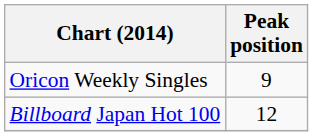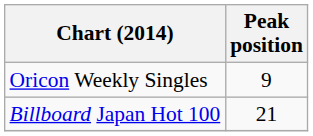(266, 113) 12 -> (266, 113) 21
